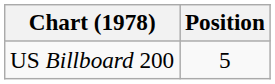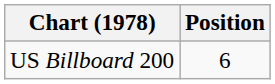(225, 59) 5 -> (225, 59) 6
